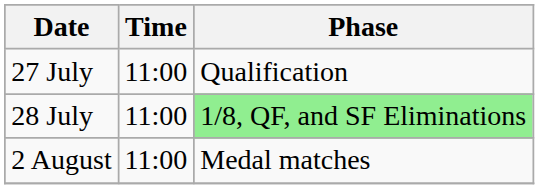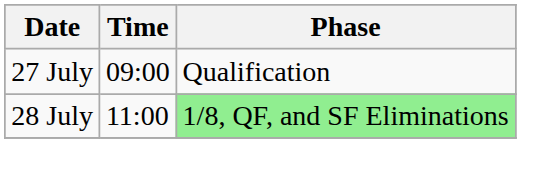(156, 71) 11:00 -> (138, 71) 09:00
- row: (62, 159)
